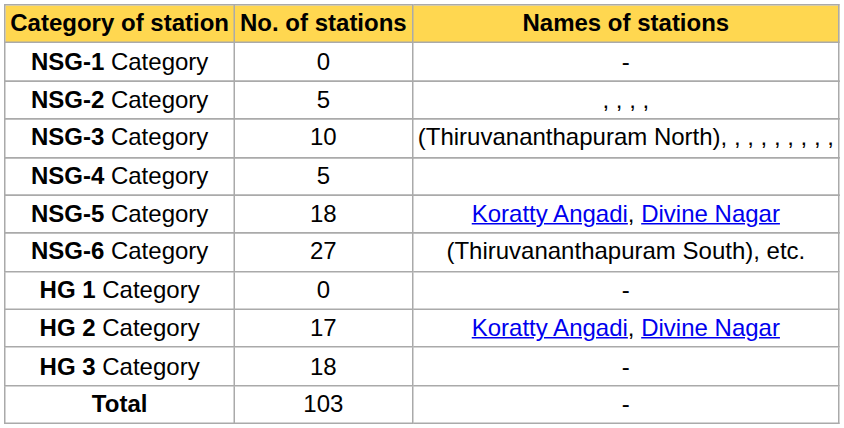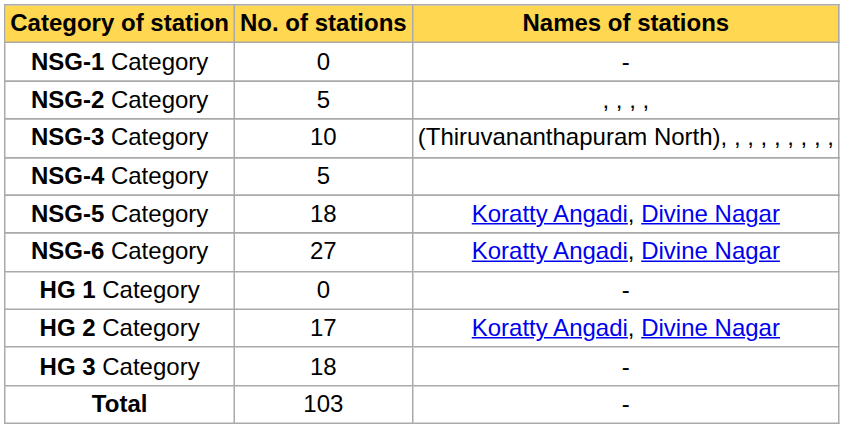(626, 251) (Thiruvananthapuram South), etc. -> (626, 251) Koratty Angadi, Divine Nagar
